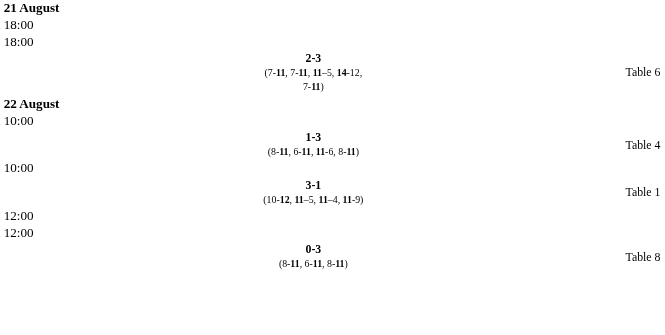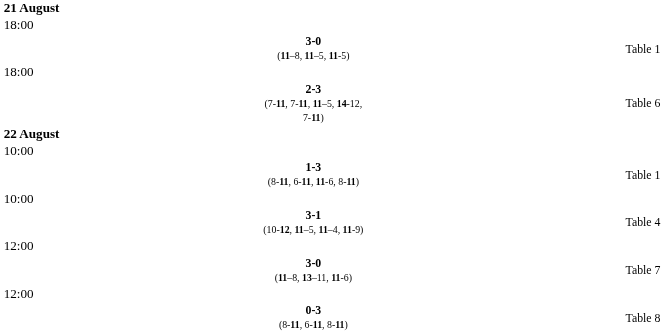+ row: (132, 48)
(643, 144) Table 4 -> (643, 174) Table 1
(643, 192) Table 1 -> (643, 222) Table 4
+ row: (132, 270)
